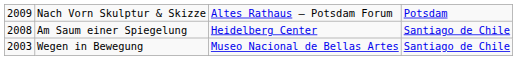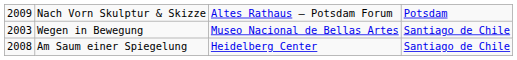rows swapped: (112, 30) <-> (90, 47)
